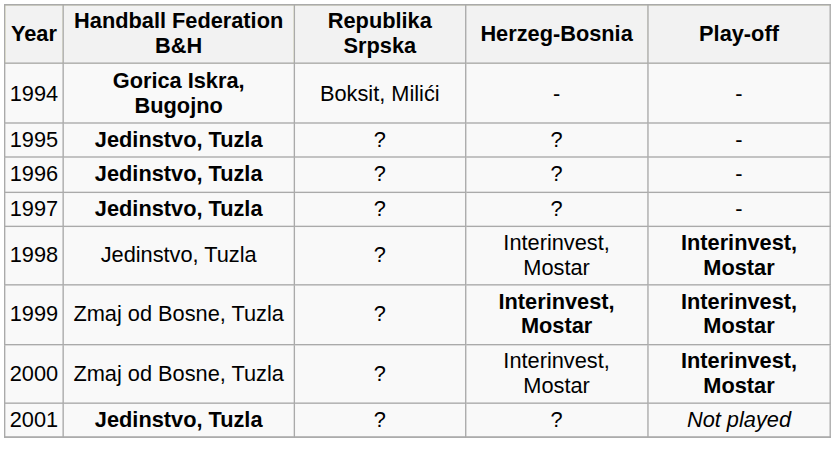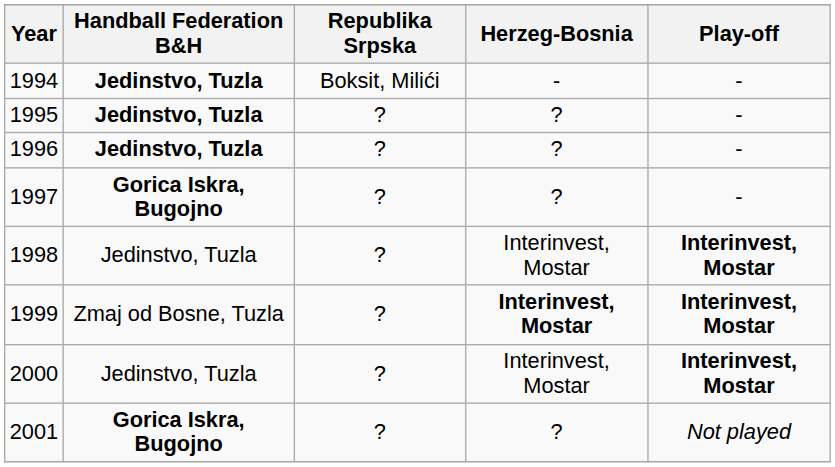(179, 92) Gorica Iskra, Bugojno -> (179, 80) Jedinstvo, Tuzla
(179, 208) Jedinstvo, Tuzla -> (179, 196) Gorica Iskra, Bugojno
(179, 373) Zmaj od Bosne, Tuzla -> (179, 373) Jedinstvo, Tuzla
(179, 420) Jedinstvo, Tuzla -> (179, 432) Gorica Iskra, Bugojno
